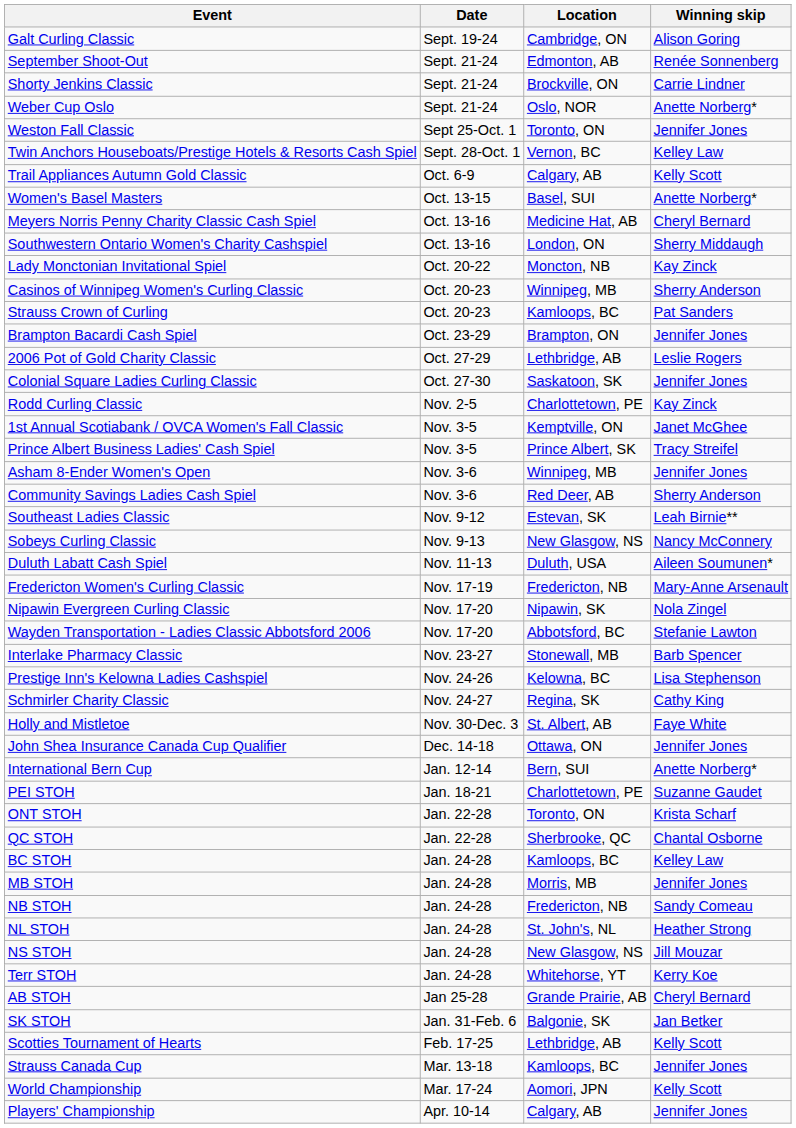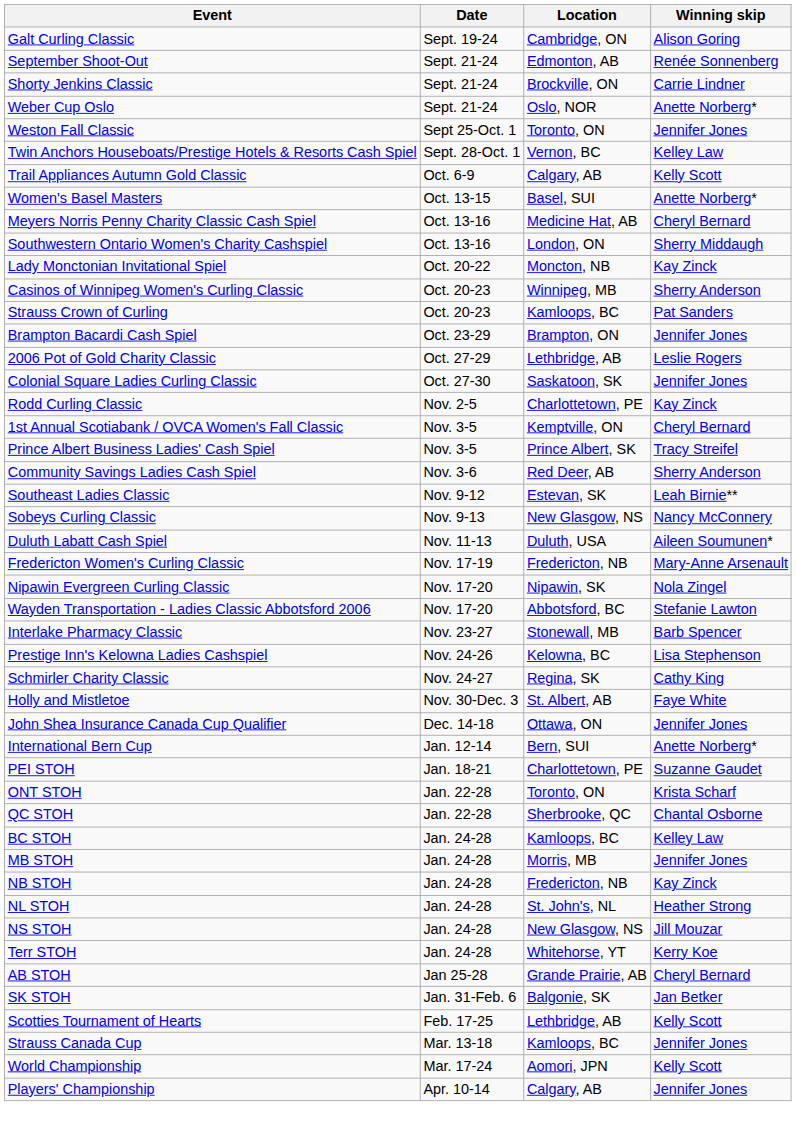(700, 426) Janet McGhee -> (702, 426) Cheryl Bernard
- row: (109, 472)
(703, 906) Sandy Comeau -> (685, 883) Kay Zinck
